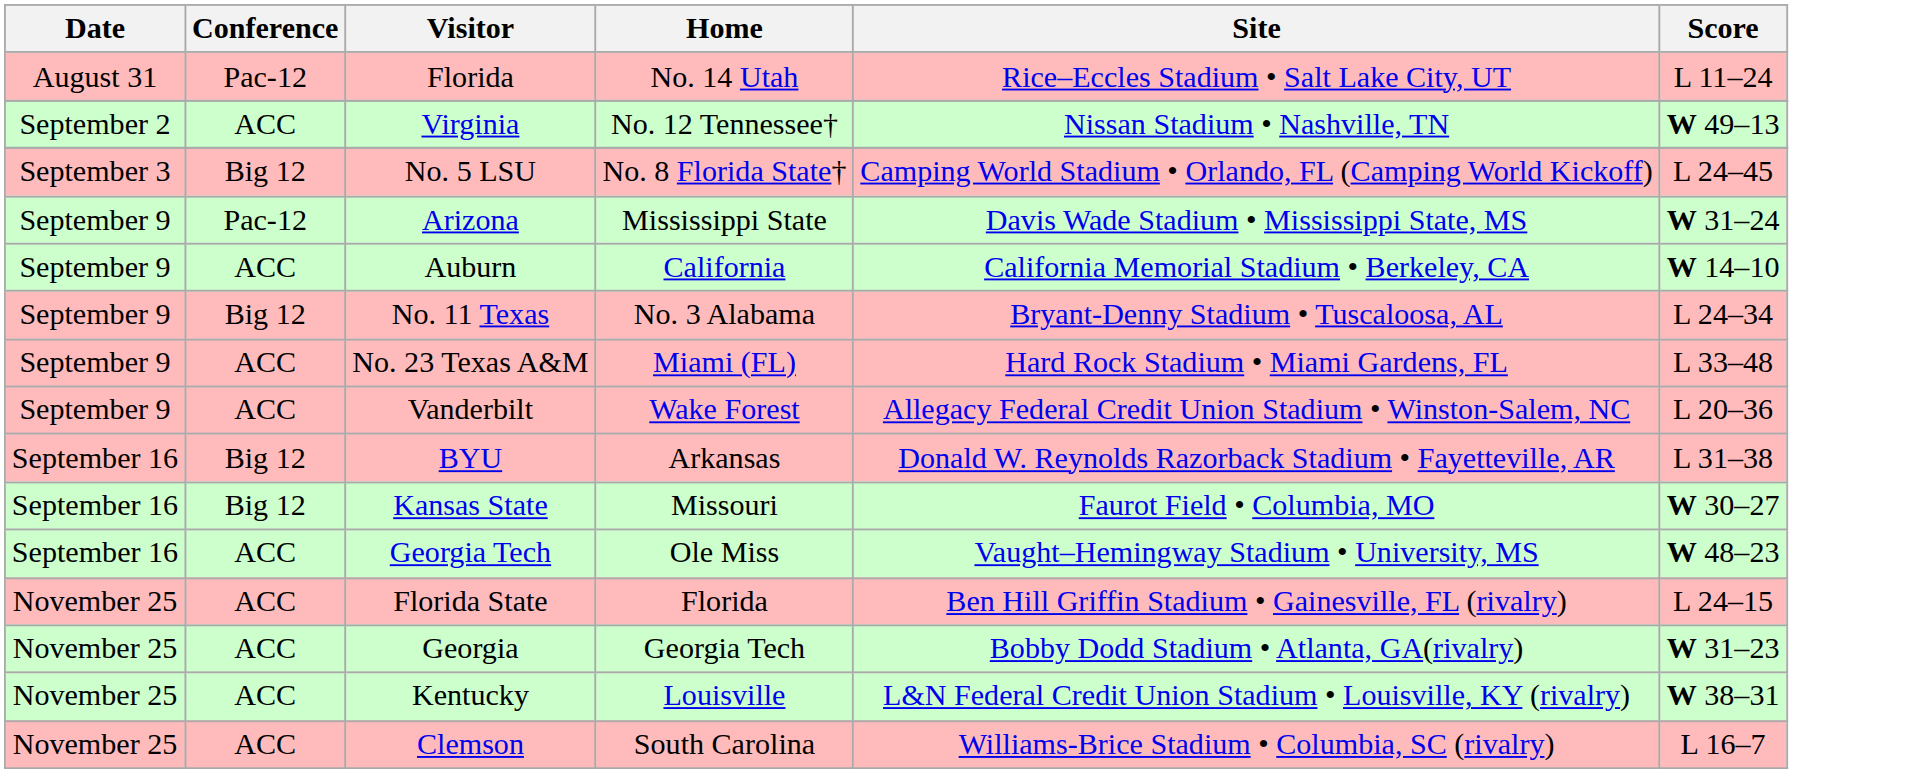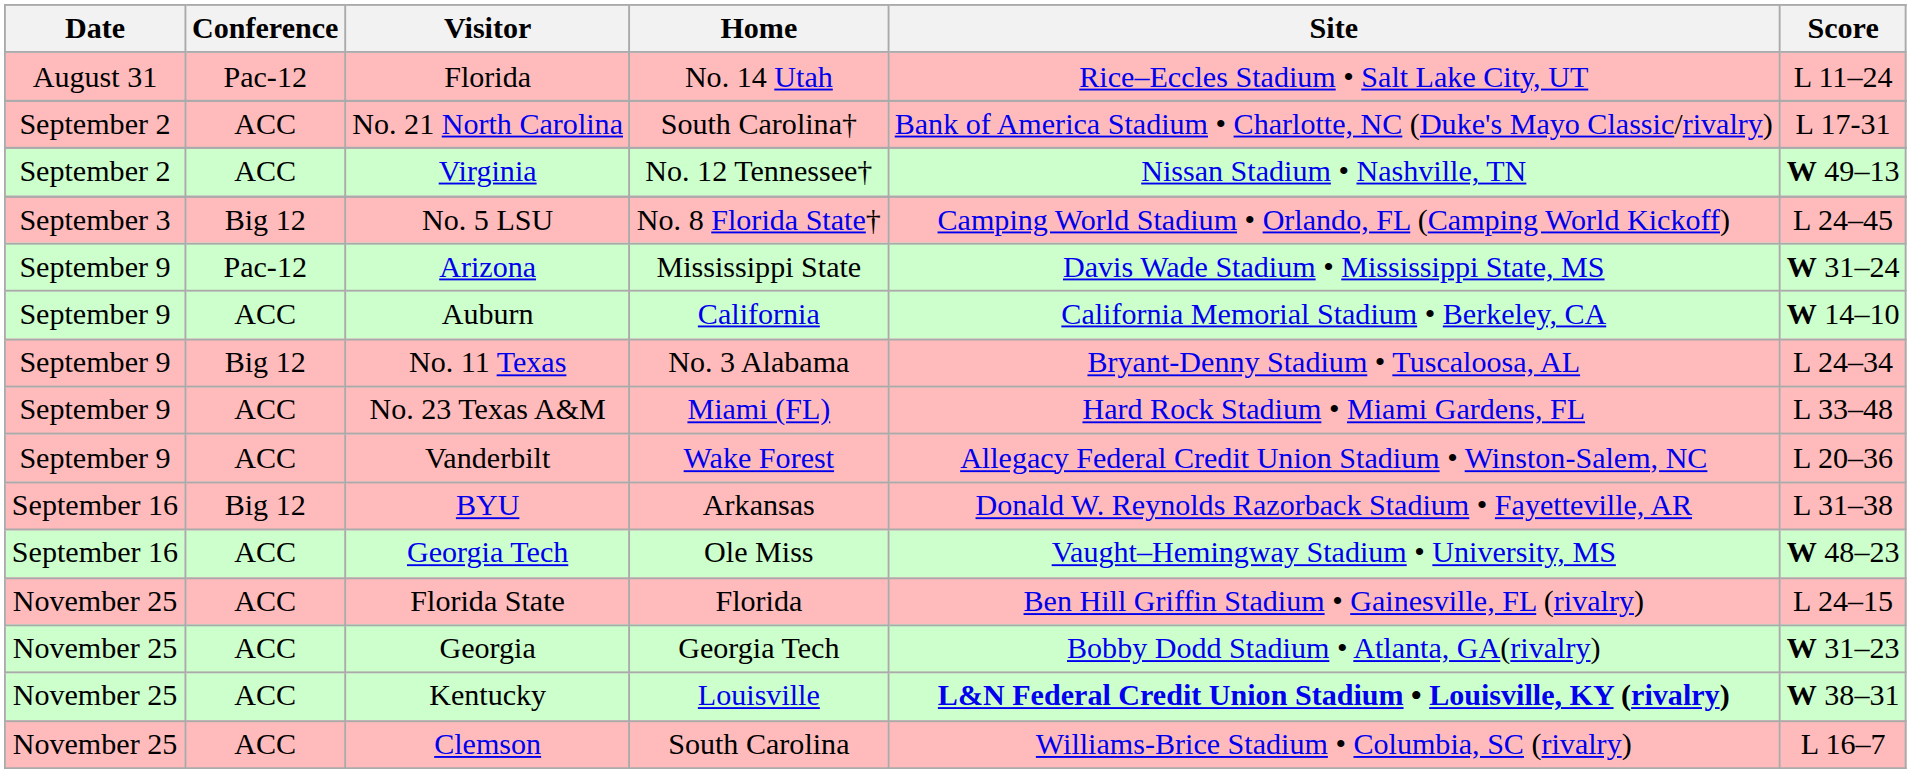+ row: (488, 123)
- row: (470, 505)
(1257, 696) normal -> (1334, 696) bold
